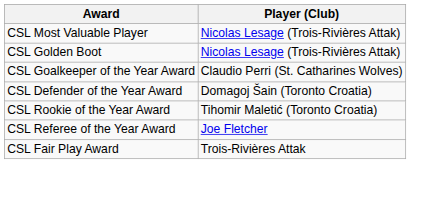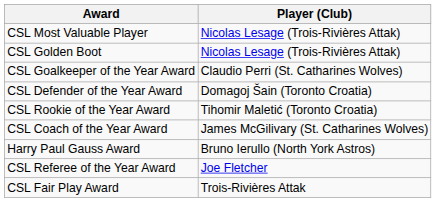+ row: (87, 129)
+ row: (74, 149)
